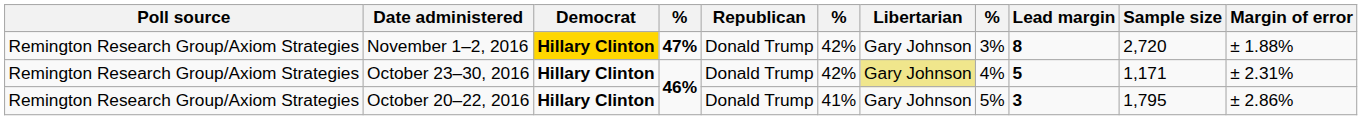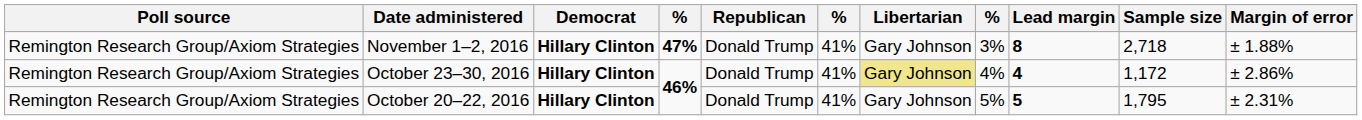(596, 45) gold background -> (596, 45) no background
(839, 45) 42% -> (839, 45) 41%
(1145, 45) 2,720 -> (1145, 45) 2,718
(839, 73) 42% -> (839, 73) 41%
(1017, 73) 5 -> (1017, 73) 4
(1145, 73) 1,171 -> (1145, 73) 1,172
(1262, 73) ± 2.31% -> (1262, 73) ± 2.86%
(1017, 100) 3 -> (1017, 100) 5
(1262, 100) ± 2.86% -> (1262, 100) ± 2.31%
